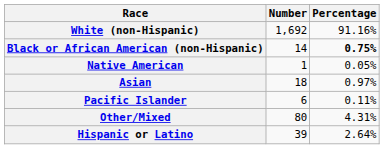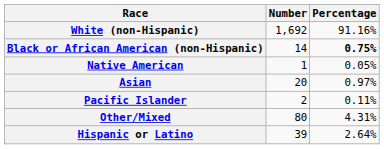(301, 83) 18 -> (301, 83) 20
(304, 100) 6 -> (304, 100) 2
